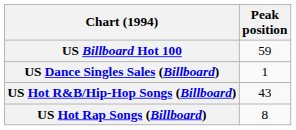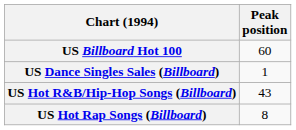(265, 51) 59 -> (265, 51) 60
